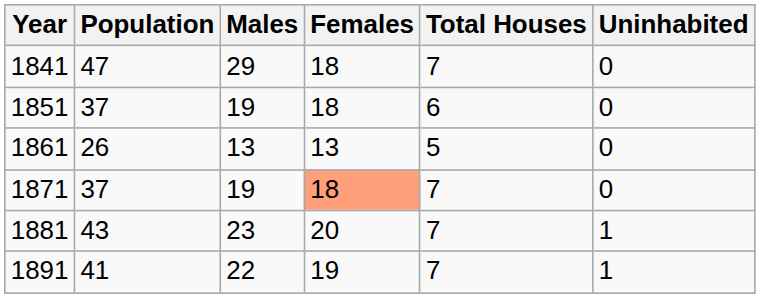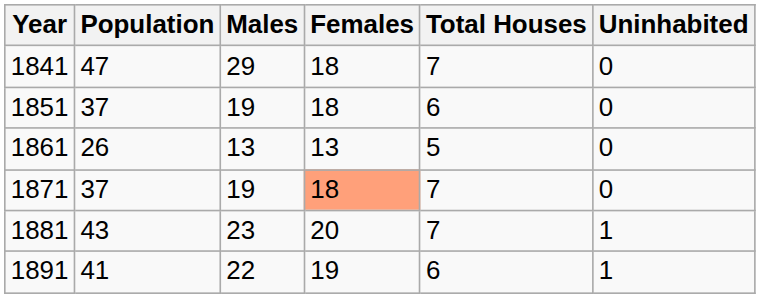(433, 271) 7 -> (433, 271) 6
